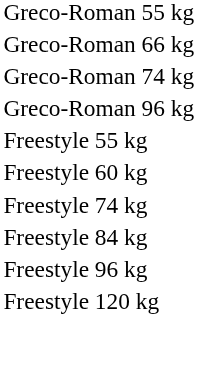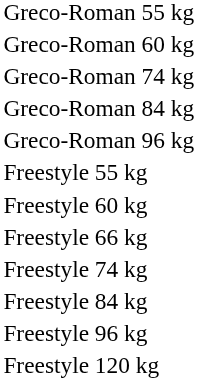+ row: (99, 44)
- row: (99, 44)
+ row: (99, 108)
+ row: (75, 237)
